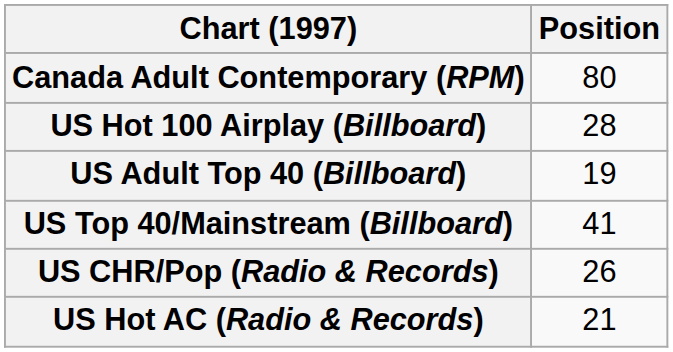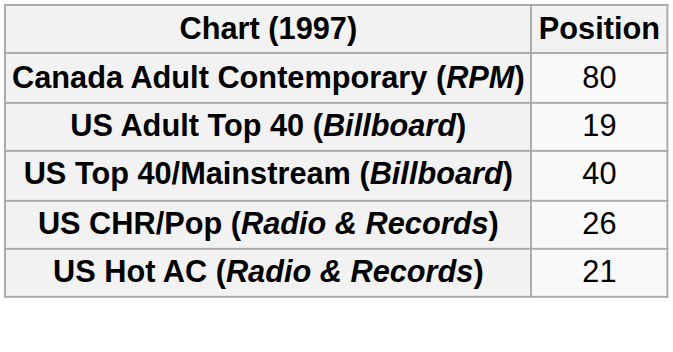- row: (268, 126)
(599, 223) 41 -> (599, 175) 40
